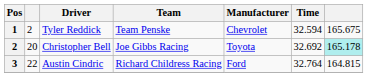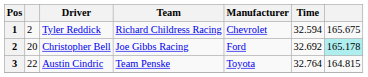(143, 30) Team Penske -> (169, 30) Richard Childress Racing
(241, 47) Toyota -> (236, 47) Ford
(169, 64) Richard Childress Racing -> (143, 64) Team Penske
(236, 64) Ford -> (241, 64) Toyota
